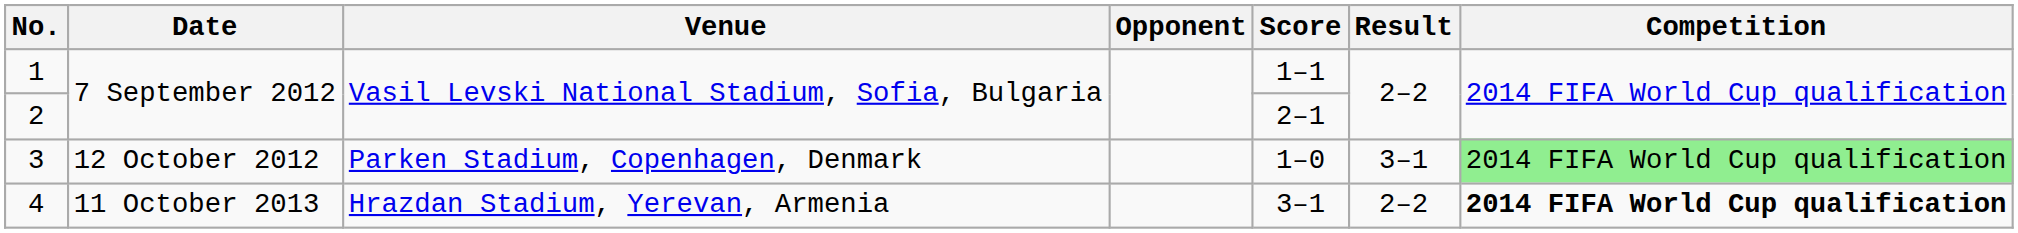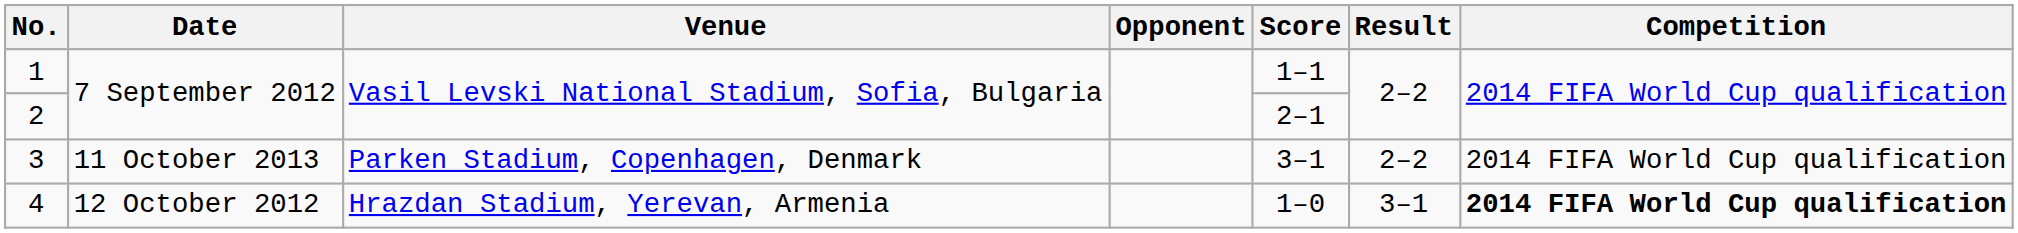(197, 161) 12 October 2012 -> (197, 161) 11 October 2013
(1301, 161) 1–0 -> (1301, 161) 3–1
(1404, 161) 3–1 -> (1404, 161) 2–2
(1736, 161) lightgreen background -> (1736, 161) no background
(197, 205) 11 October 2013 -> (197, 205) 12 October 2012
(1301, 205) 3–1 -> (1301, 205) 1–0
(1404, 205) 2–2 -> (1404, 205) 3–1
